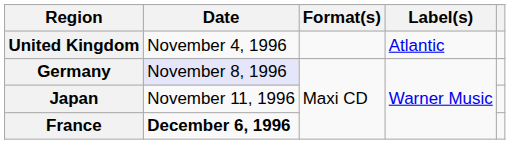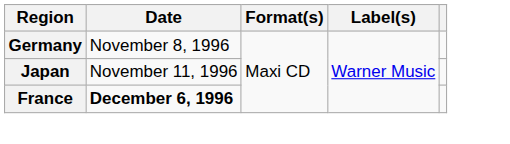- row: (74, 44)
(217, 71) lavender background -> (160, 44) no background
